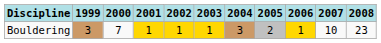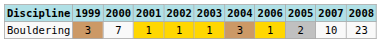columns swapped: (270, 13) <-> (301, 13)
